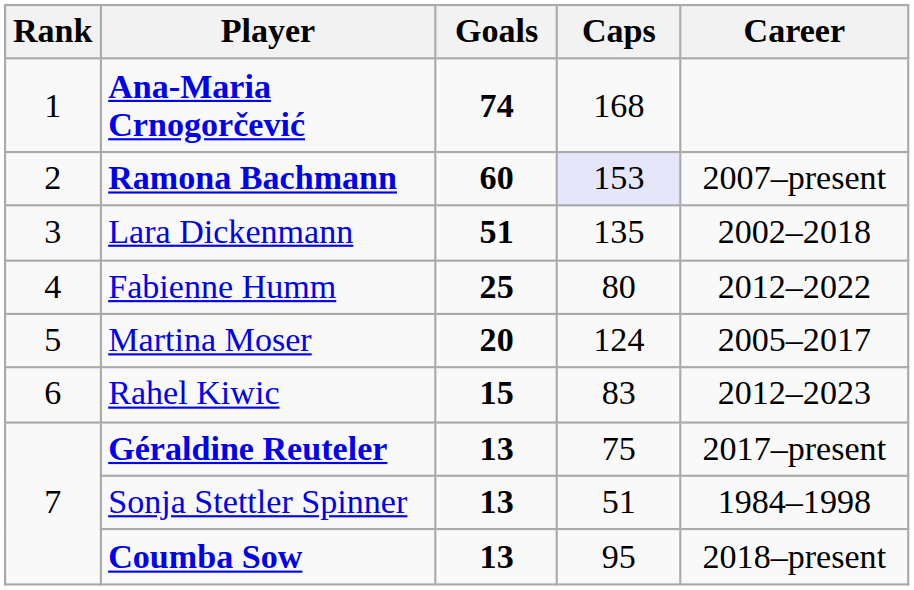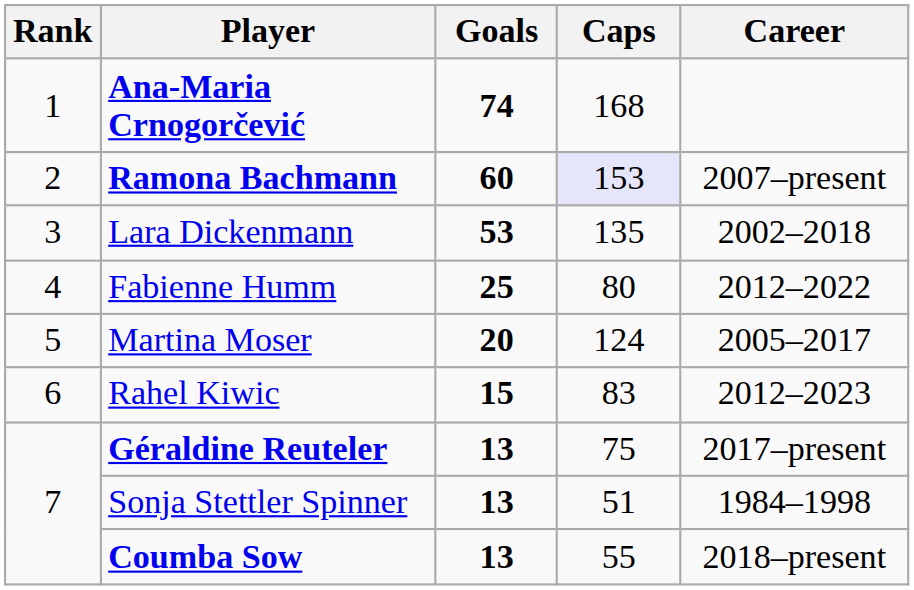(497, 232) 51 -> (497, 232) 53
(619, 556) 95 -> (619, 556) 55
